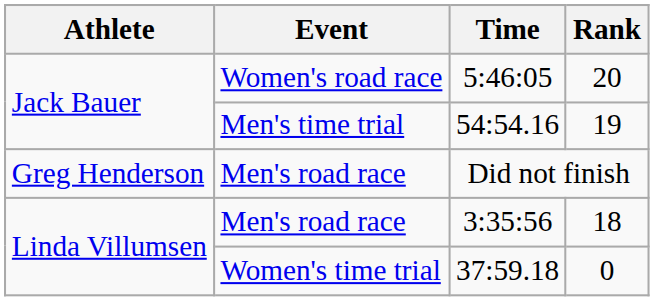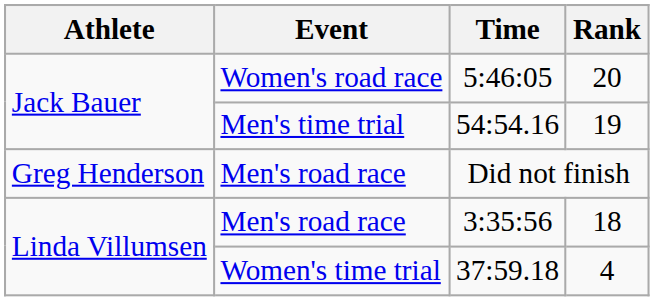(607, 270) 0 -> (607, 270) 4
